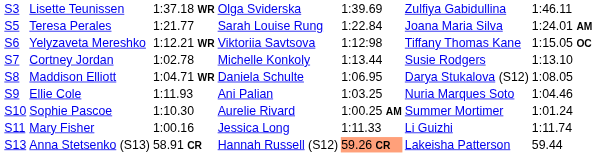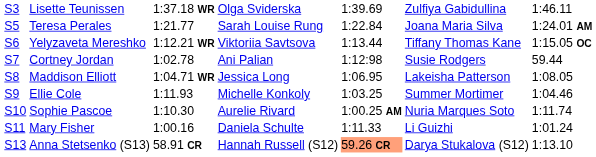(362, 43) 1:12:98 -> (362, 43) 1:13.44
(264, 60) Michelle Konkoly -> (245, 60) Ani Palian
(362, 60) 1:13.44 -> (362, 60) 1:12:98
(552, 60) 1:13.10 -> (547, 60) 59.44
(261, 77) Daniela Schulte -> (254, 77) Jessica Long
(467, 77) Darya Stukalova (S12) -> (458, 77) Lakeisha Patterson
(245, 94) Ani Palian -> (264, 94) Michelle Konkoly
(460, 94) Nuria Marques Soto -> (454, 94) Summer Mortimer
(454, 110) Summer Mortimer -> (460, 110) Nuria Marques Soto
(552, 110) 1:01.24 -> (552, 110) 1:11.74
(254, 127) Jessica Long -> (261, 127) Daniela Schulte
(552, 127) 1:11.74 -> (552, 127) 1:01.24
(458, 144) Lakeisha Patterson -> (467, 144) Darya Stukalova (S12)
(547, 144) 59.44 -> (552, 144) 1:13.10
